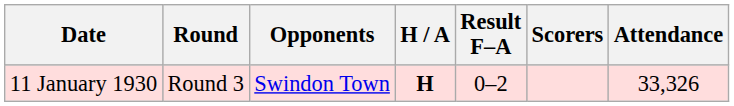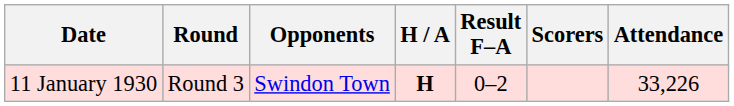(668, 82) 33,326 -> (668, 82) 33,226
